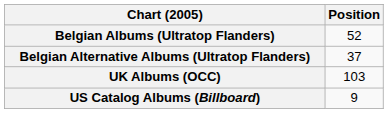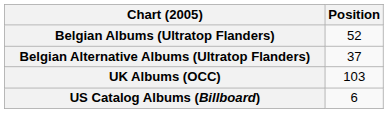(354, 98) 9 -> (354, 98) 6
